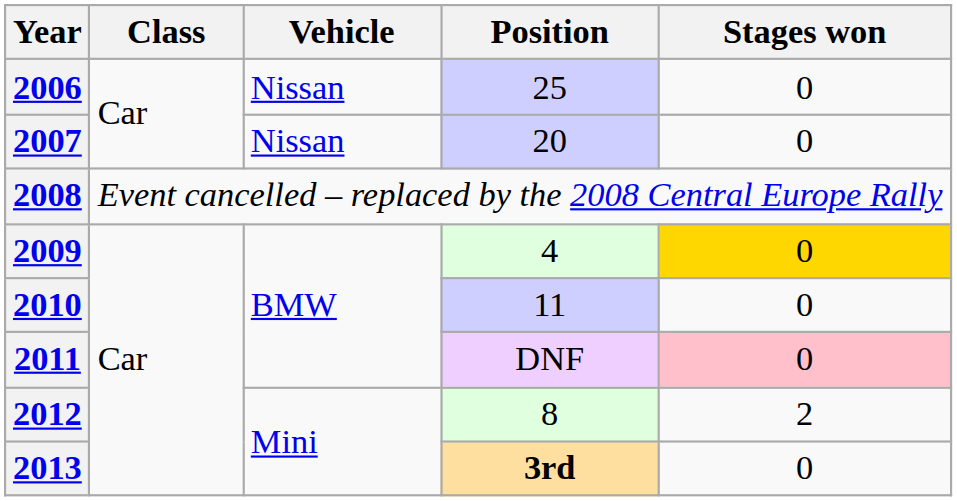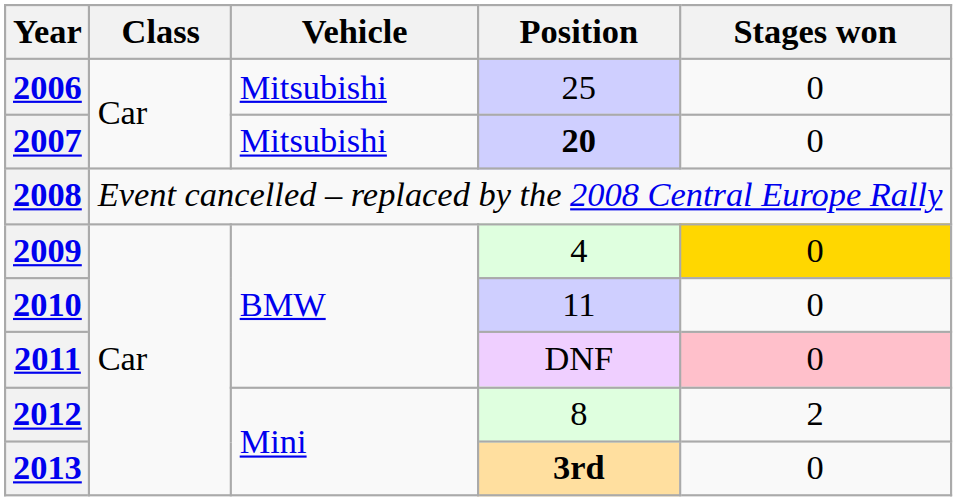(298, 86) Nissan -> (313, 86) Mitsubishi
(298, 140) Nissan -> (313, 140) Mitsubishi
(550, 140) normal -> (579, 140) bold
